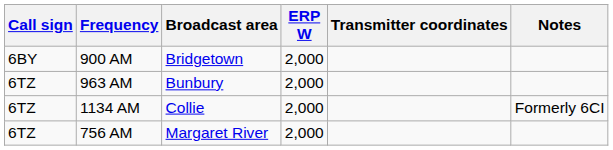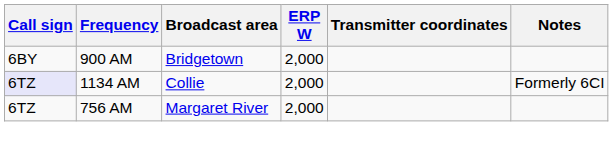- row: (106, 83)
(22, 108) no background -> (22, 83) lavender background
